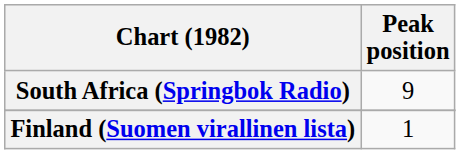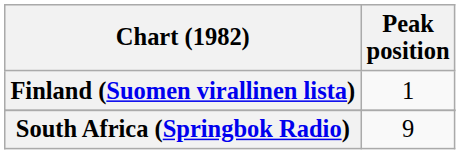rows swapped: (183, 129) <-> (183, 90)
